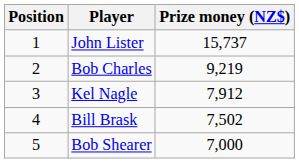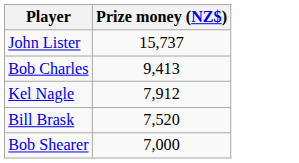- column: (36, 17)
(225, 68) 9,219 -> (162, 68) 9,413
(225, 119) 7,502 -> (162, 119) 7,520
